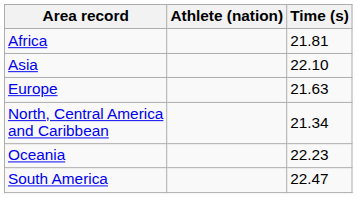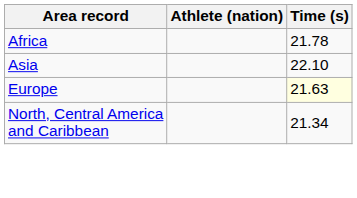(309, 41) 21.81 -> (309, 41) 21.78
(309, 89) no background -> (309, 89) lightyellow background
- row: (37, 155)
- row: (58, 180)
